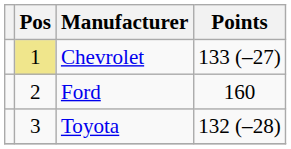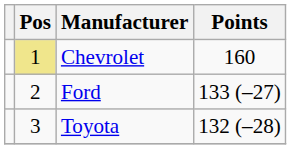(239, 56) 133 (–27) -> (239, 56) 160
(239, 91) 160 -> (239, 91) 133 (–27)
